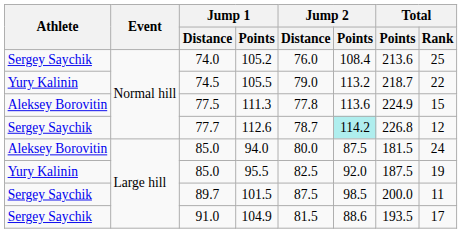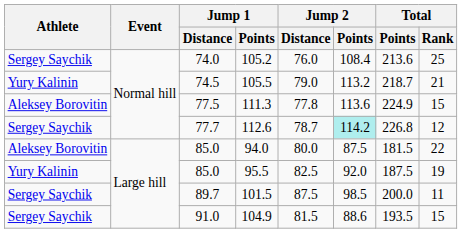(438, 83) 22 -> (438, 83) 21
(438, 150) 24 -> (438, 150) 22
(438, 216) 17 -> (438, 216) 15
